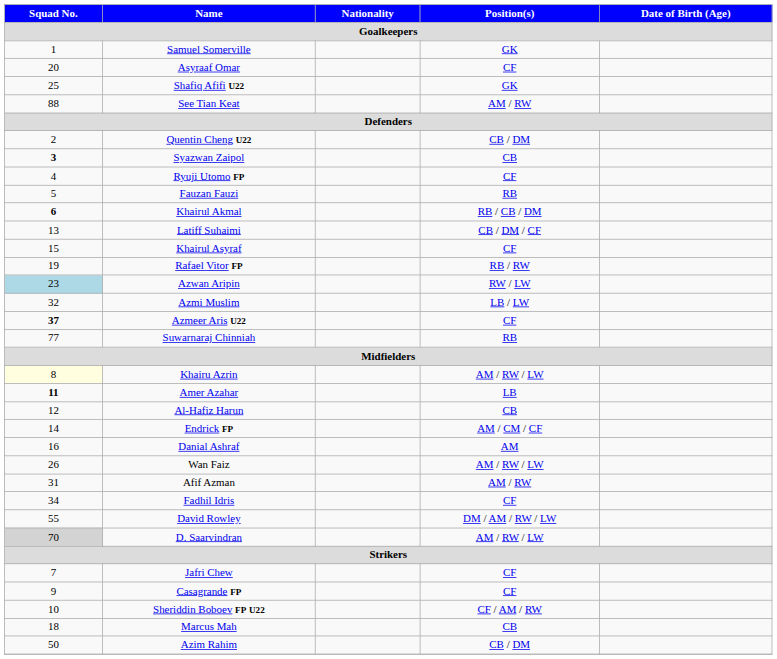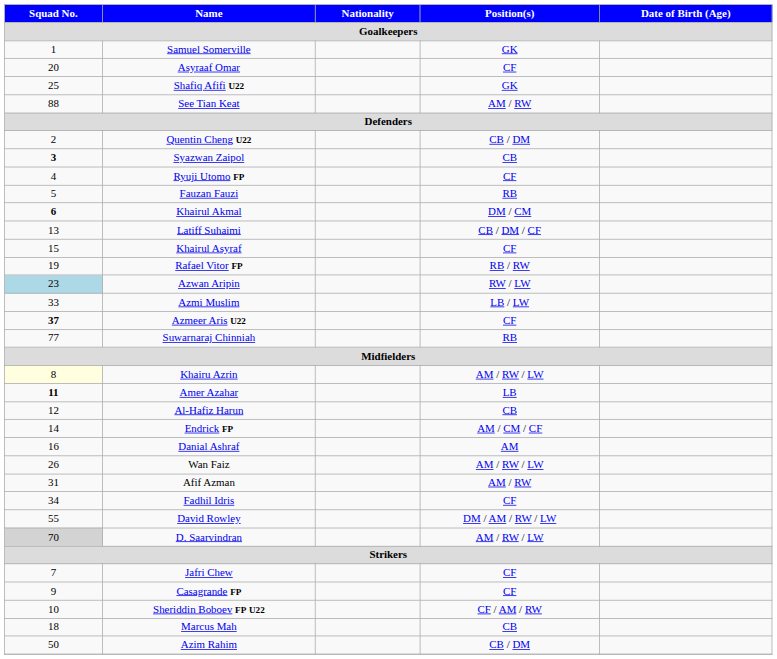(510, 212) RB / CB / DM -> (510, 212) DM / CM
(53, 302) 32 -> (53, 302) 33
